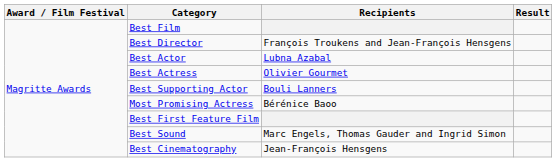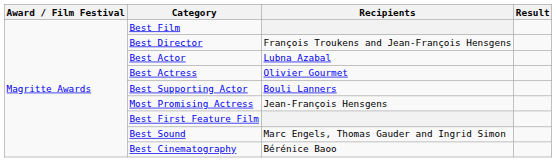(300, 104) Bérénice Baoo -> (325, 104) Jean-François Hensgens
(325, 149) Jean-François Hensgens -> (300, 149) Bérénice Baoo
